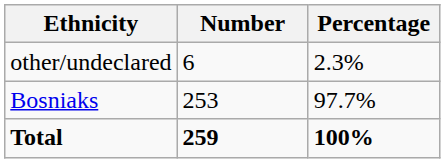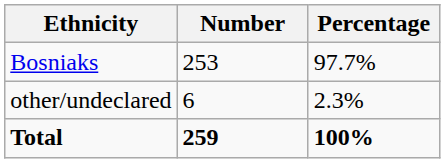rows swapped: (54, 99) <-> (91, 61)
